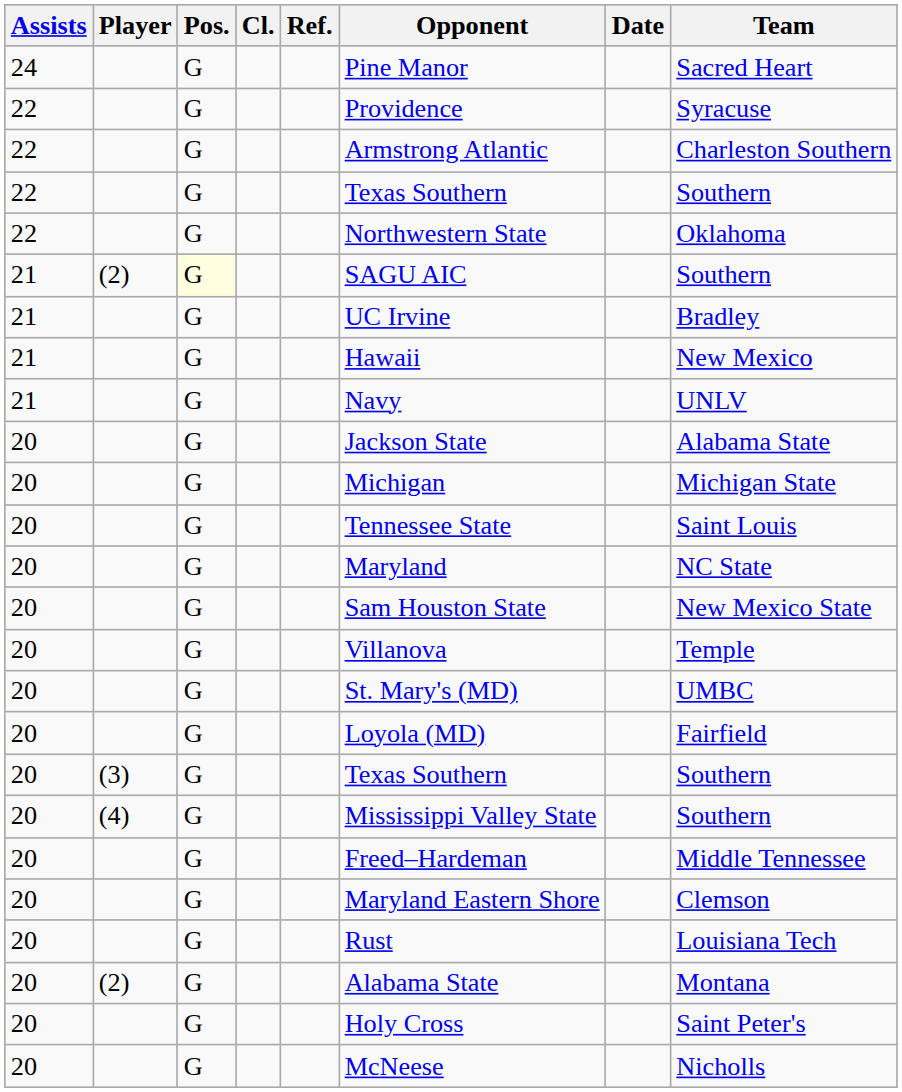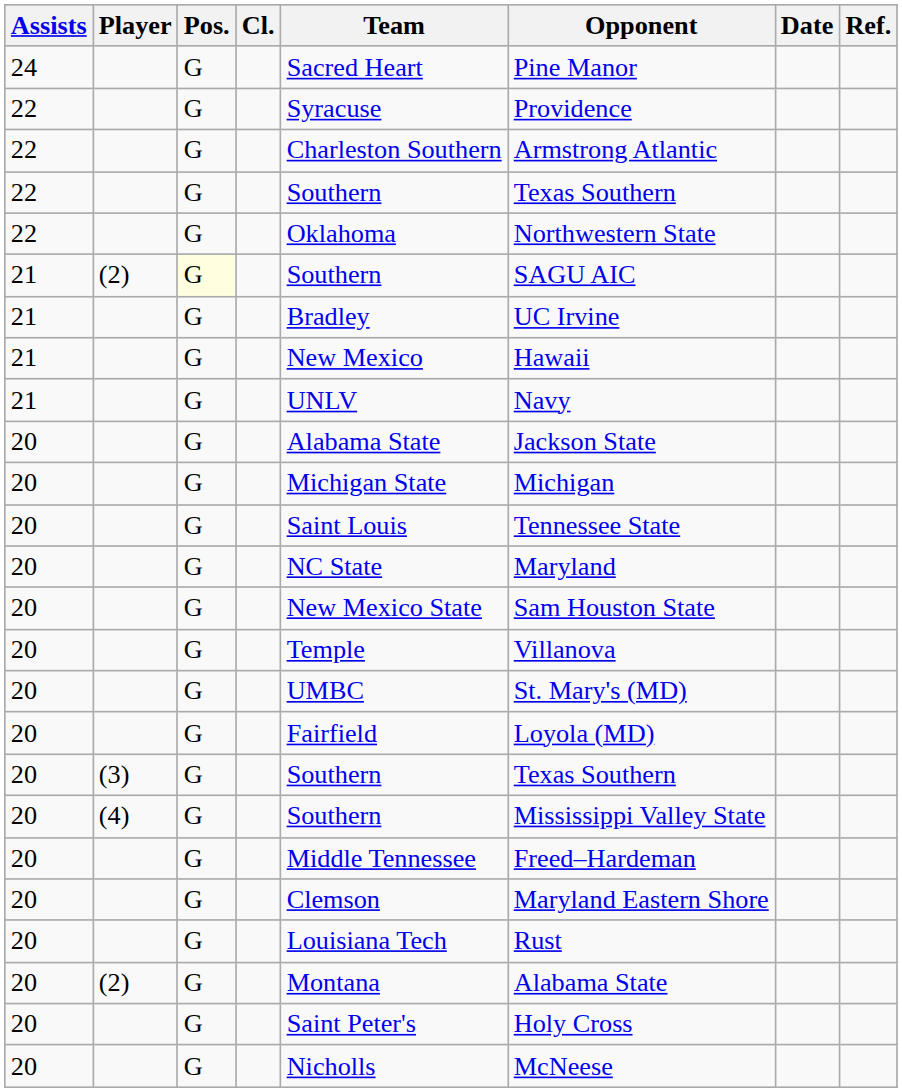columns swapped: (784, 25) <-> (310, 25)
